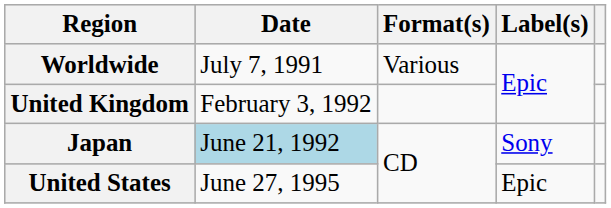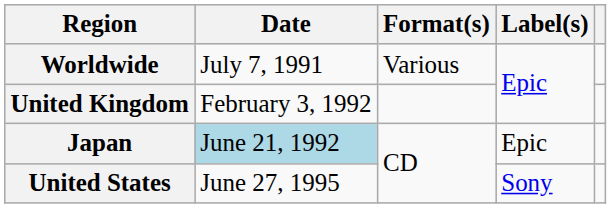(527, 143) Sony -> (524, 143) Epic
(524, 182) Epic -> (527, 182) Sony
